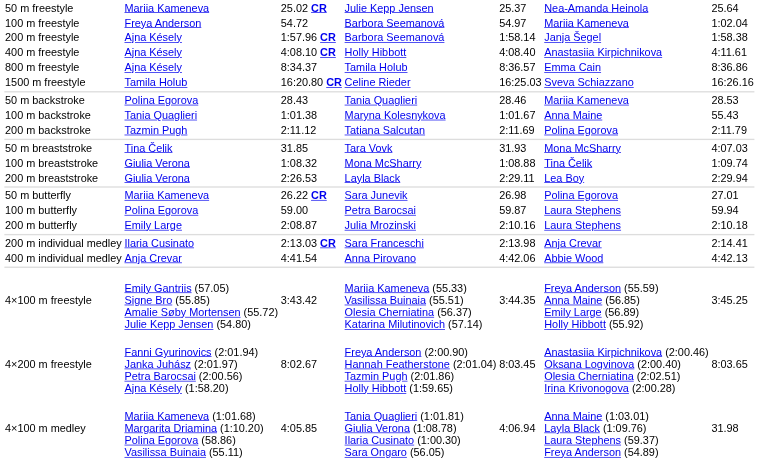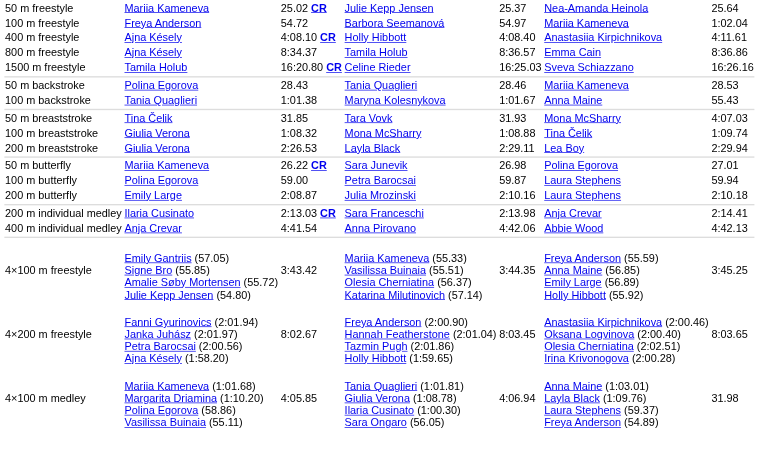- row: (42, 38)
- row: (48, 130)
